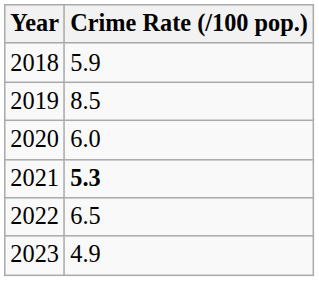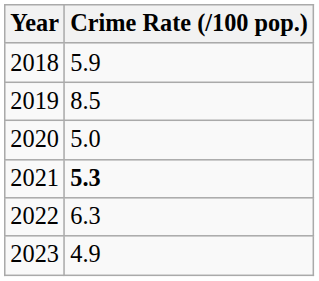(85, 139) 6.0 -> (85, 139) 5.0
(85, 216) 6.5 -> (85, 216) 6.3
